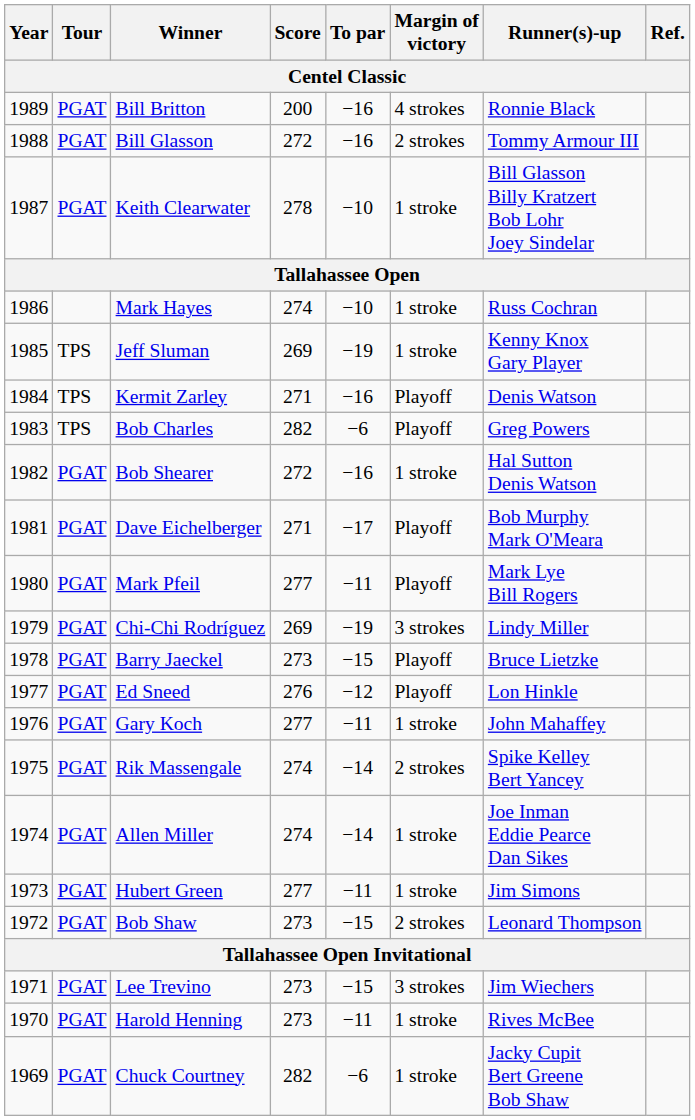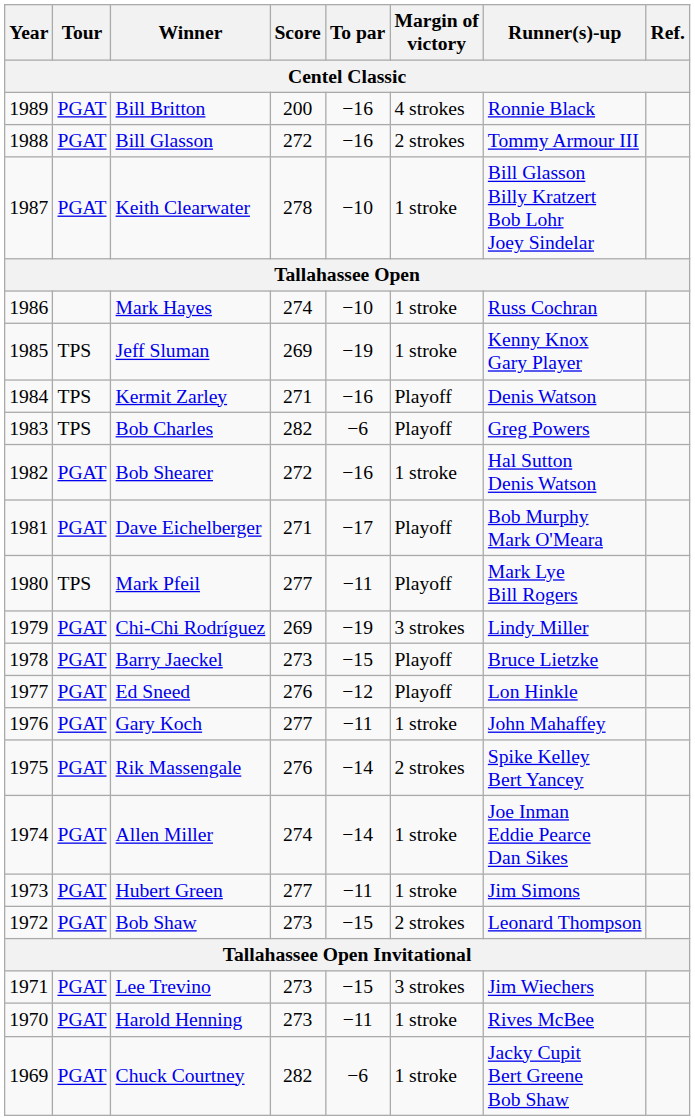(82, 582) PGAT -> (74, 582) TPS
(298, 767) 274 -> (298, 767) 276
